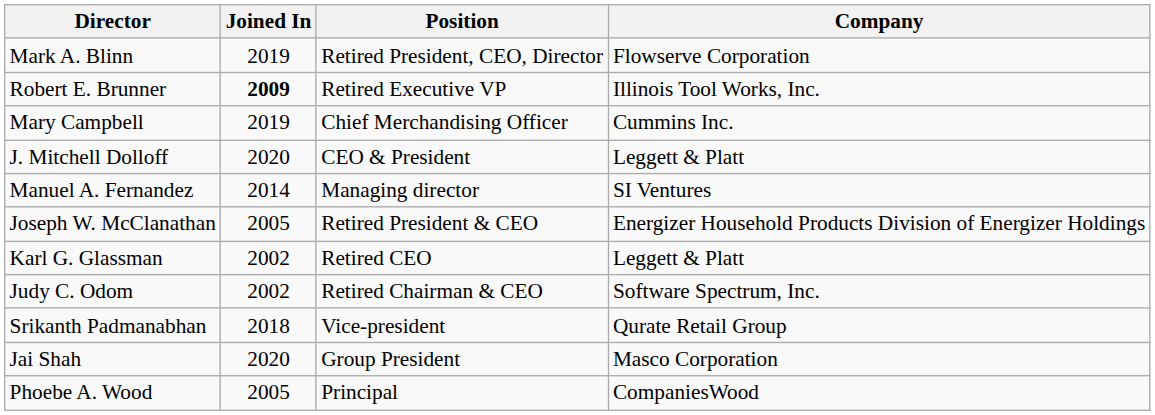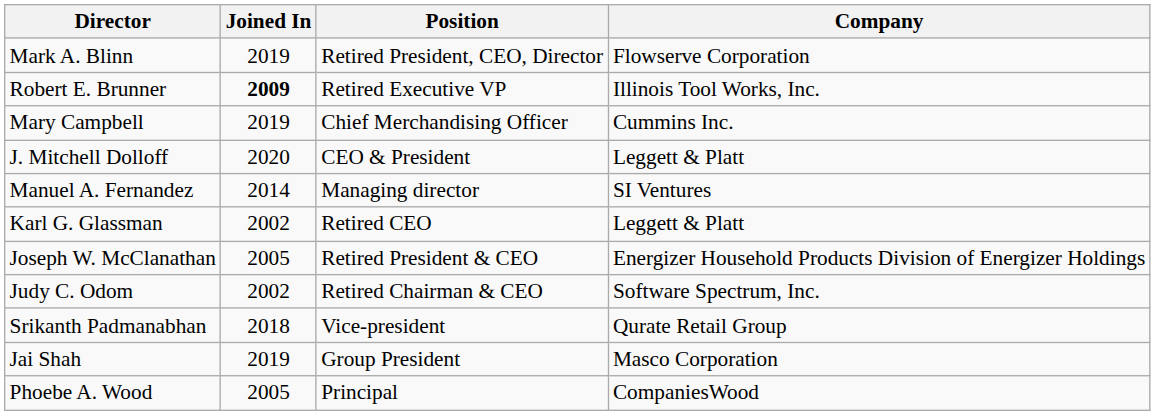rows swapped: (86, 257) <-> (113, 223)
(269, 358) 2020 -> (269, 358) 2019
